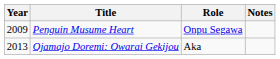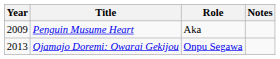(213, 29) Onpu Segawa -> (192, 29) Aka
(192, 46) Aka -> (213, 46) Onpu Segawa
